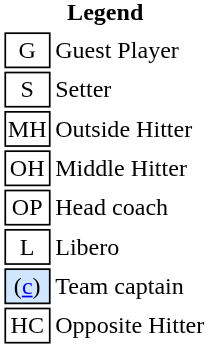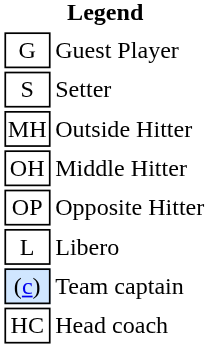(112, 207) Head coach -> (130, 207) Opposite Hitter
(130, 325) Opposite Hitter -> (112, 325) Head coach
